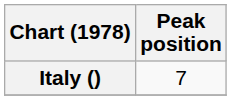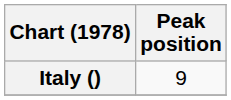(181, 77) 7 -> (181, 77) 9
